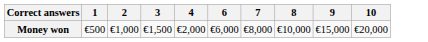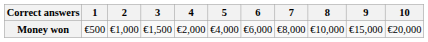+ column: (224, 12)
